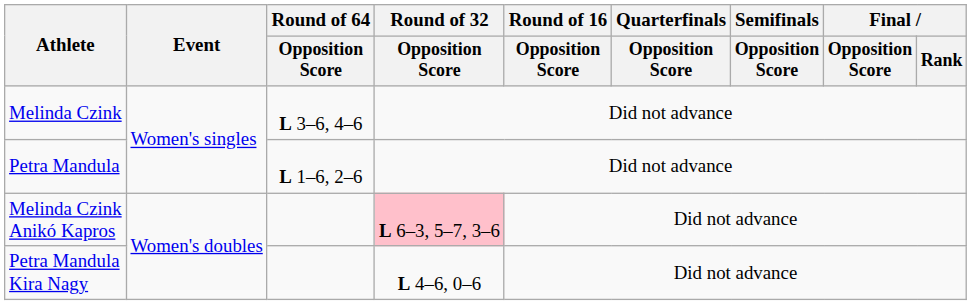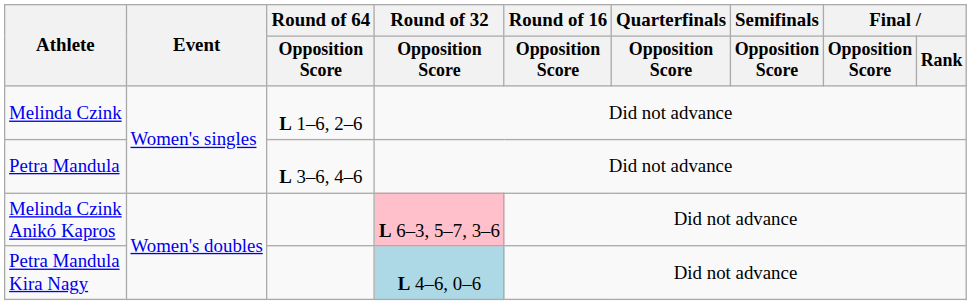(321, 124) L 3–6, 4–6 -> (321, 124) L 1–6, 2–6
(321, 177) L 1–6, 2–6 -> (321, 177) L 3–6, 4–6
(439, 284) no background -> (439, 284) lightblue background
